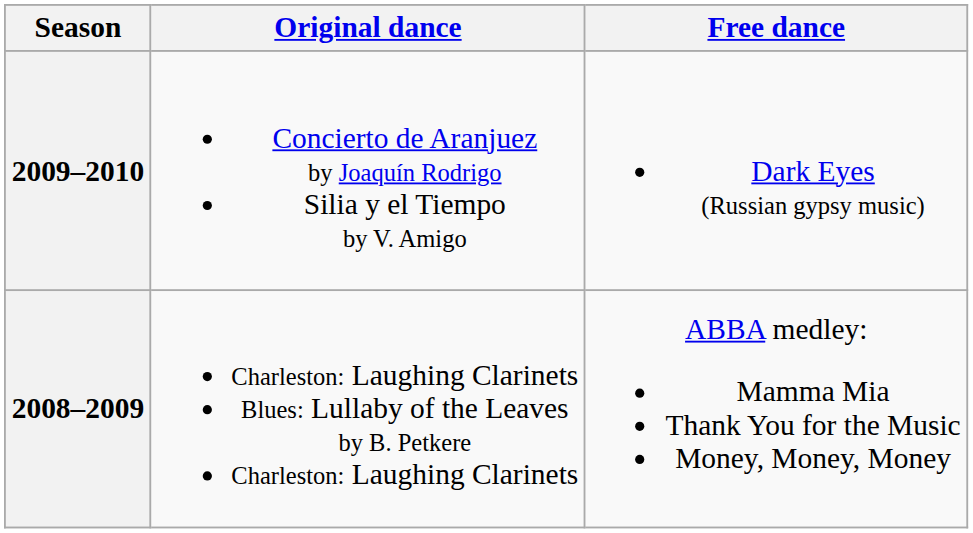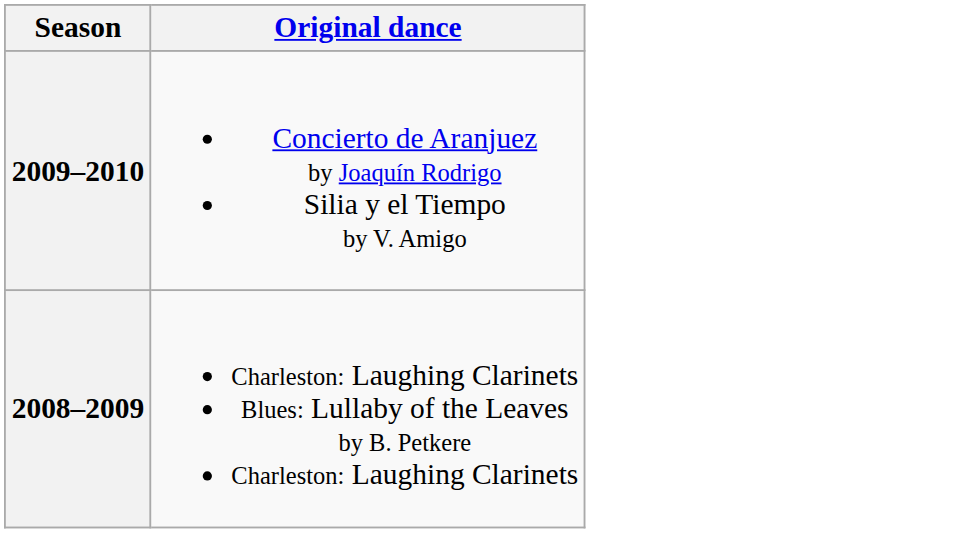- column: (776, 27)
